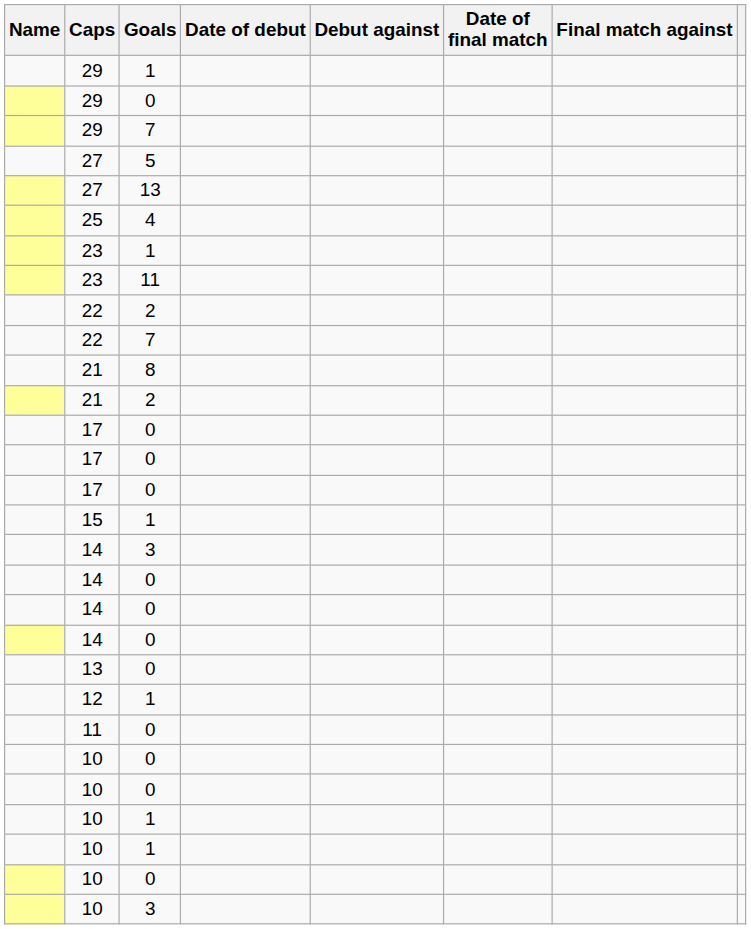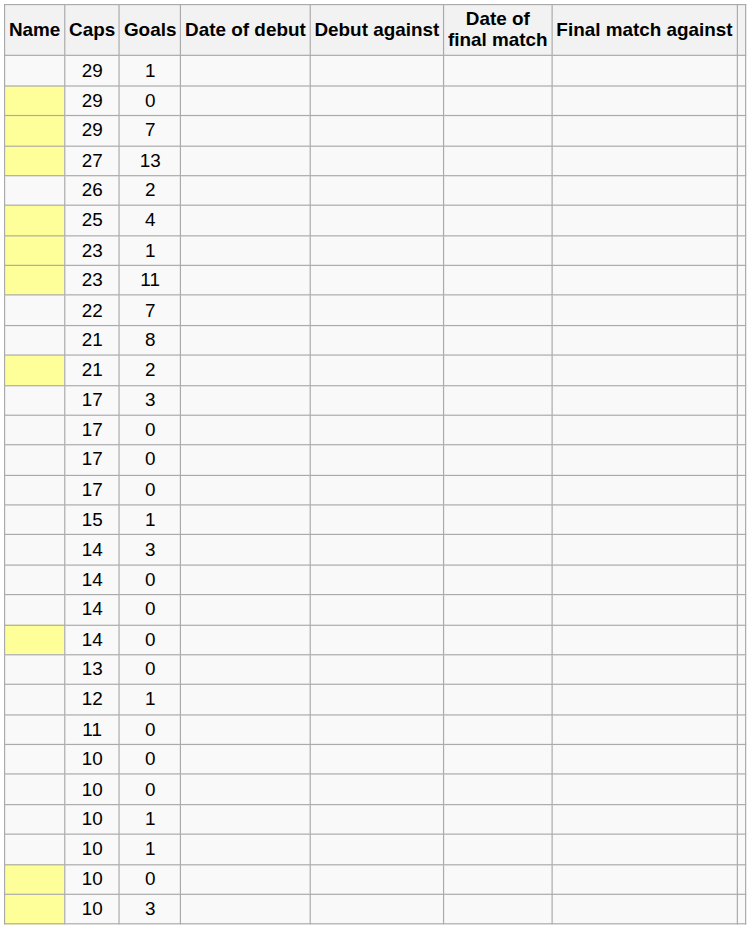- row: (92, 160)
+ row: (92, 190)
- row: (92, 310)
+ row: (92, 400)
